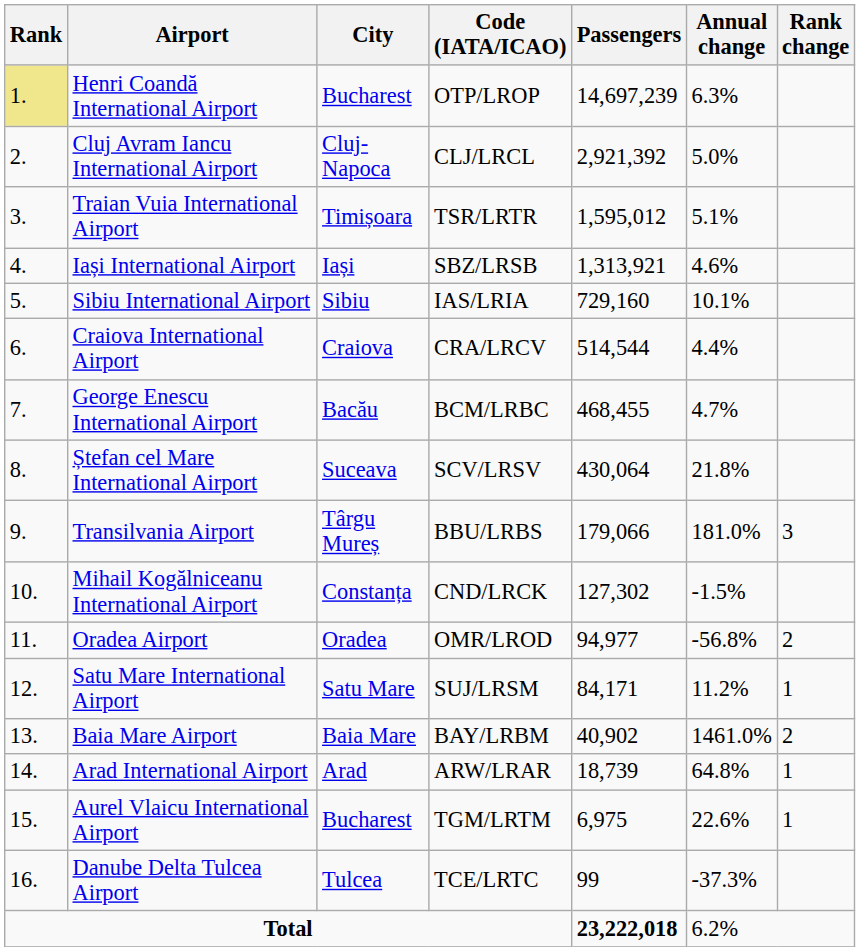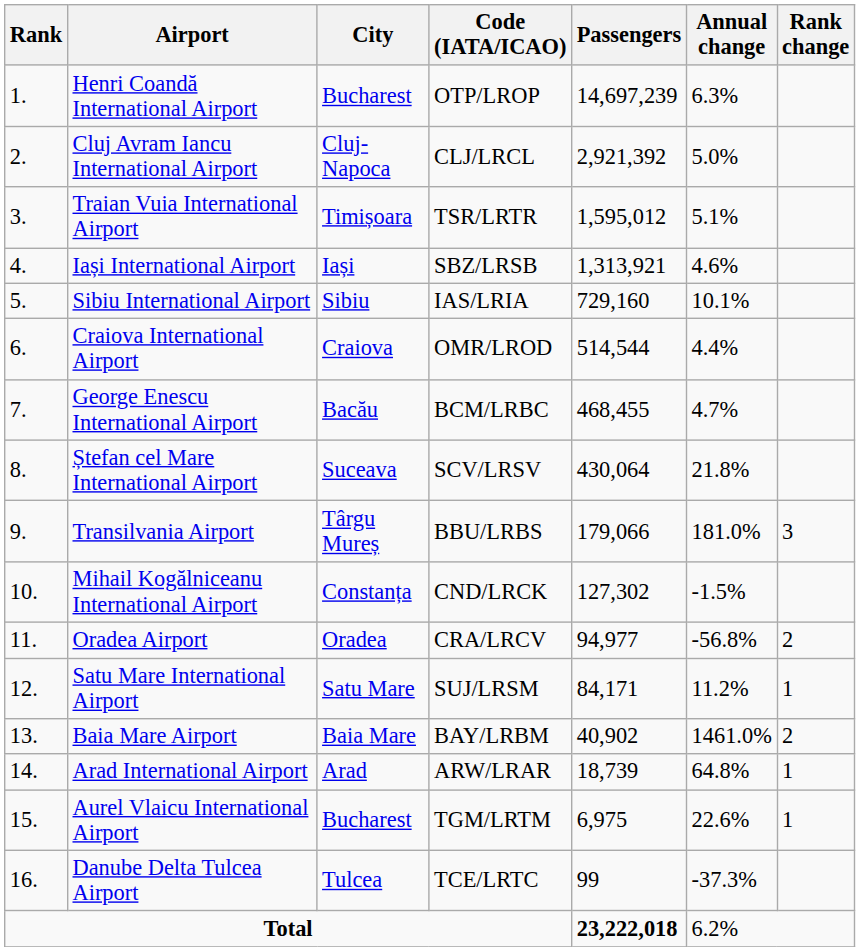(18, 95) khaki background -> (18, 95) no background
(490, 348) CRA/LRCV -> (493, 348) OMR/LROD
(493, 639) OMR/LROD -> (490, 639) CRA/LRCV
